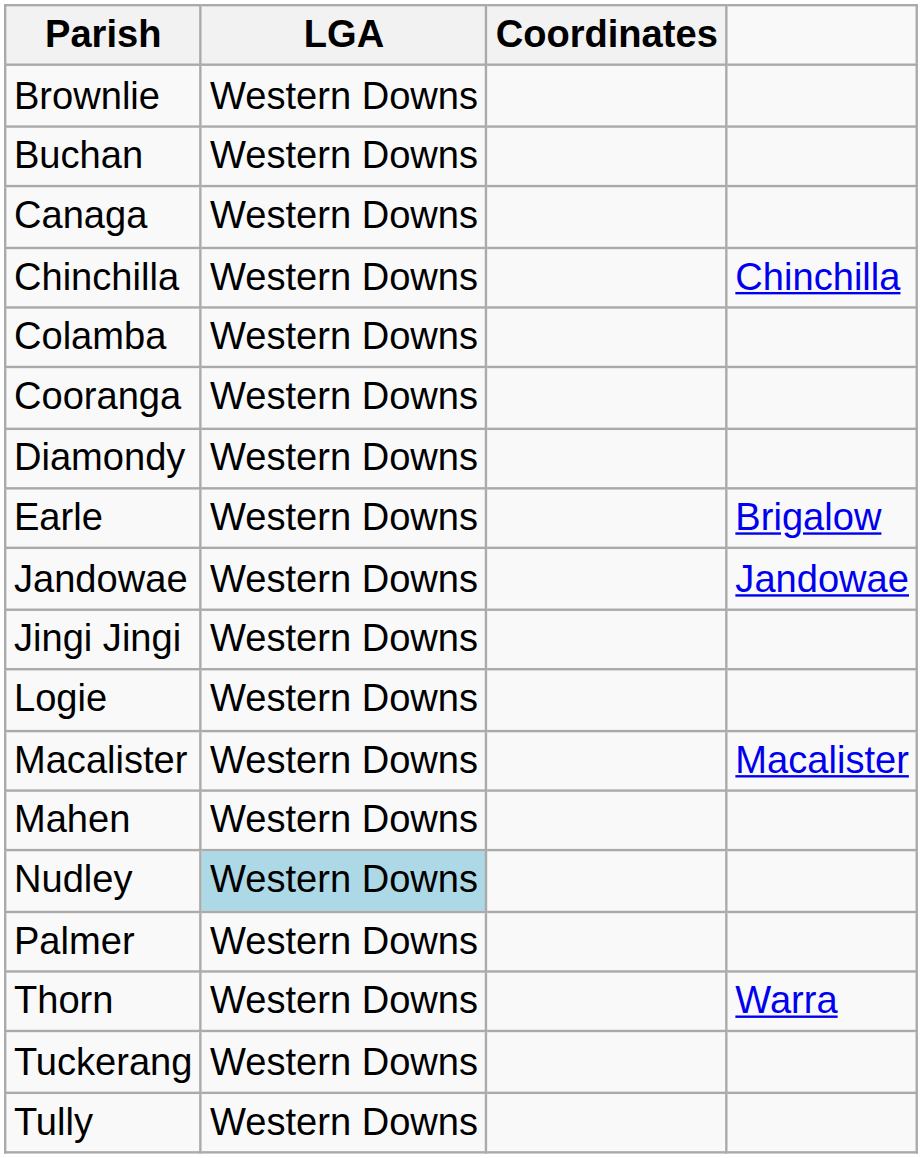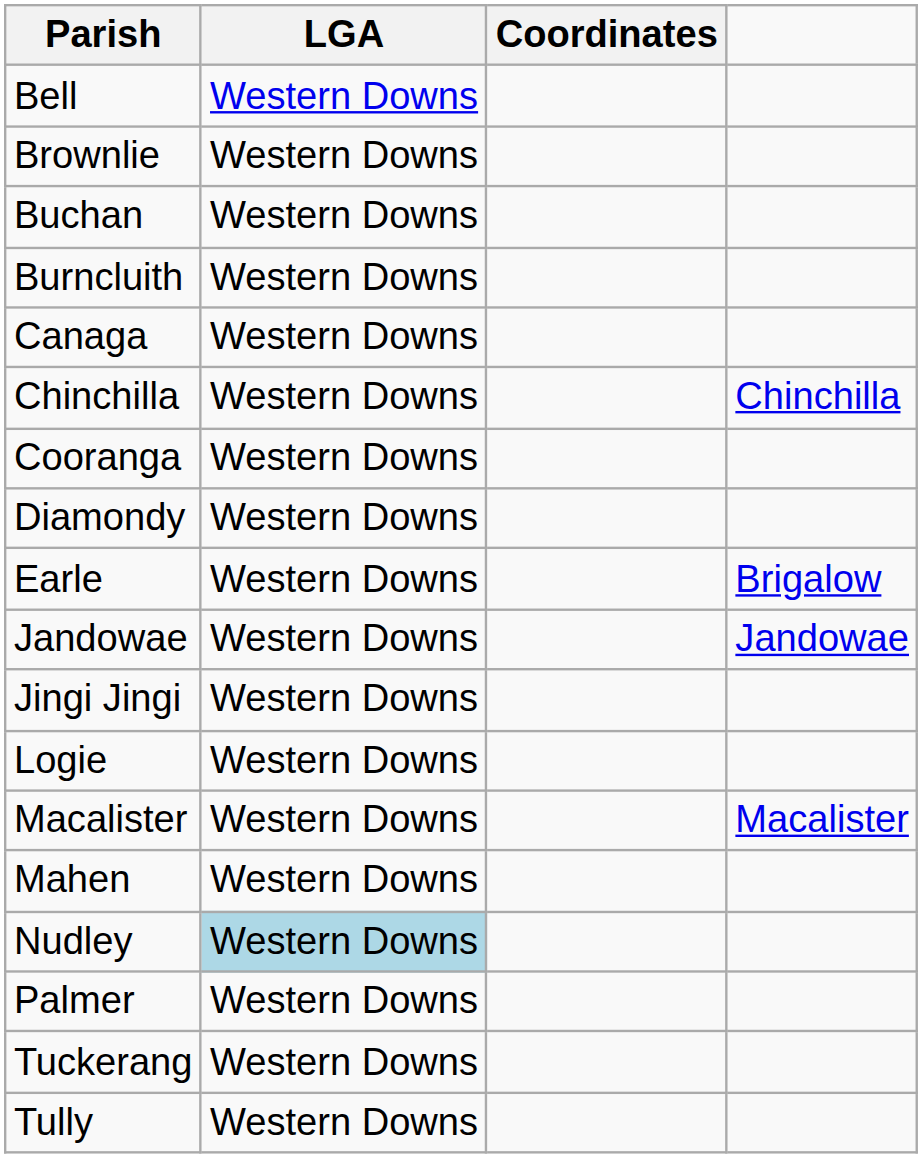+ row: (46, 95)
+ row: (99, 276)
- row: (90, 336)
- row: (64, 1000)
